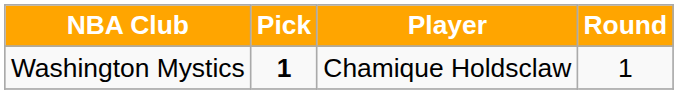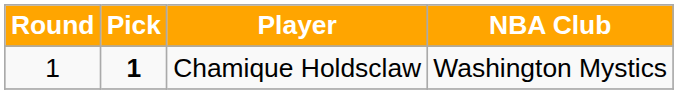columns swapped: (625, 25) <-> (128, 25)
